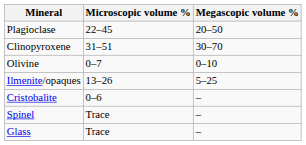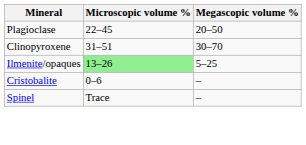- row: (23, 64)
(99, 81) no background -> (99, 64) lightgreen background
- row: (19, 132)
